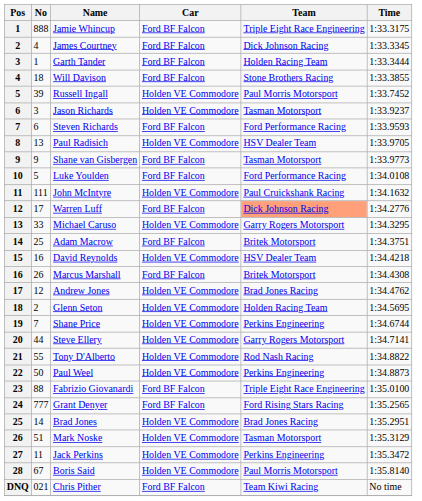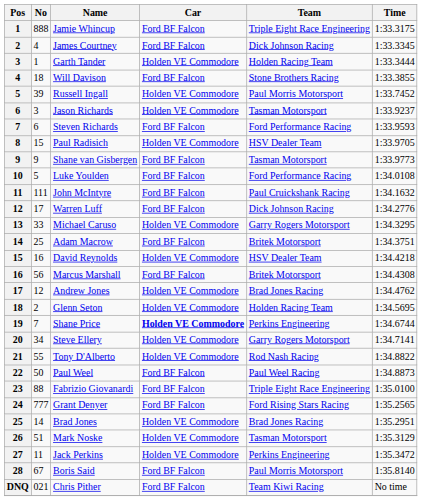(173, 61) Ford BF Falcon -> (190, 61) Holden VE Commodore
(38, 143) 13 -> (38, 143) 15
(190, 192) Holden VE Commodore -> (173, 192) Ford BF Falcon
(286, 208) lightsalmon background -> (291, 208) no background
(38, 274) 26 -> (38, 274) 56
(190, 323) normal -> (193, 323) bold
(38, 339) 44 -> (38, 339) 34
(190, 372) Holden VE Commodore -> (173, 372) Ford BF Falcon
(284, 372) Perkins Engineering -> (284, 372) Paul Weel Racing
(190, 470) Holden VE Commodore -> (173, 470) Ford BF Falcon
